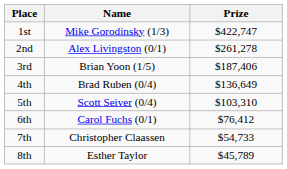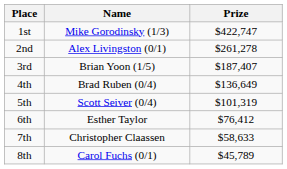(236, 66) $187,406 -> (236, 66) $187,407
(236, 102) $103,310 -> (236, 102) $101,319
(117, 119) Carol Fuchs (0/1) -> (117, 119) Esther Taylor
(236, 137) $54,733 -> (236, 137) $58,633
(117, 155) Esther Taylor -> (117, 155) Carol Fuchs (0/1)
